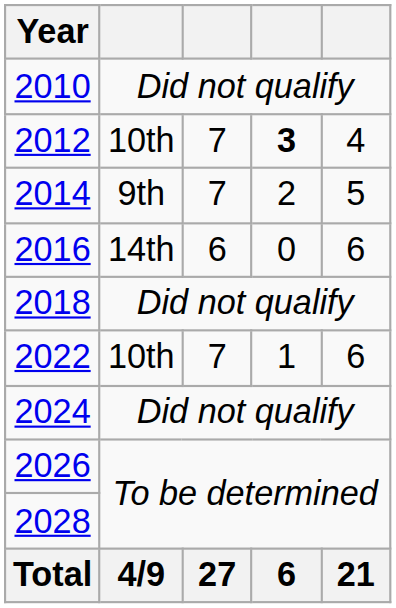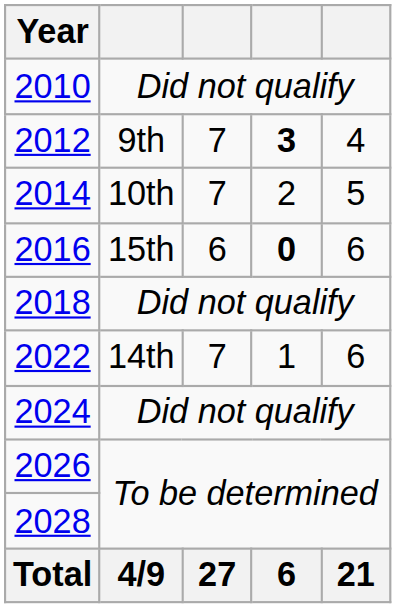(141, 140) 10th -> (141, 140) 9th
(141, 194) 9th -> (141, 194) 10th
(141, 248) 14th -> (141, 248) 15th
(286, 248) normal -> (286, 248) bold
(141, 357) 10th -> (141, 357) 14th
